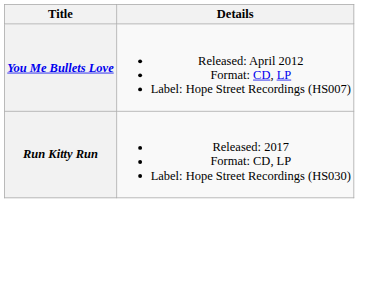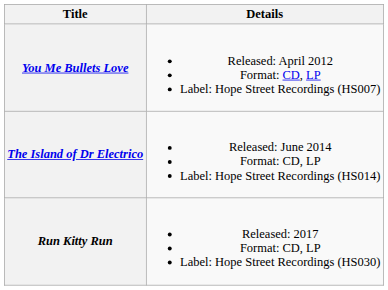+ row: (75, 154)
